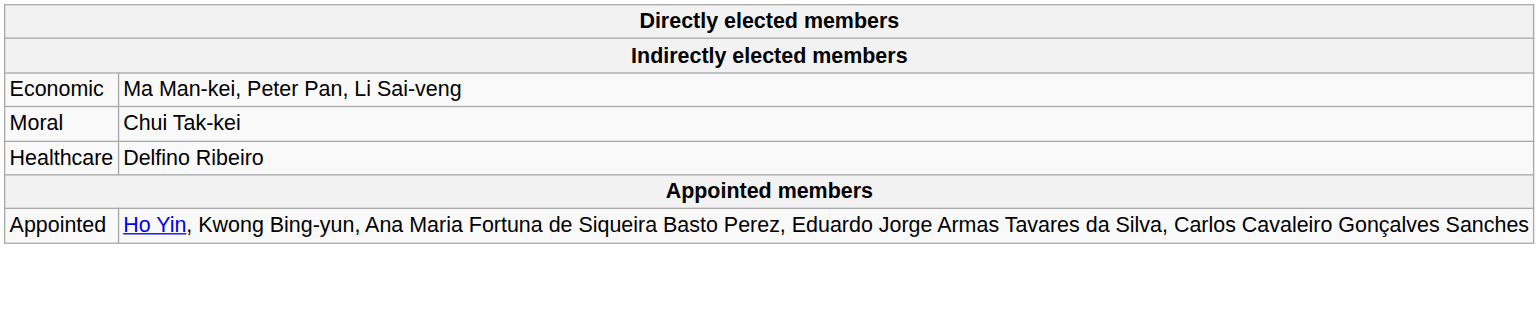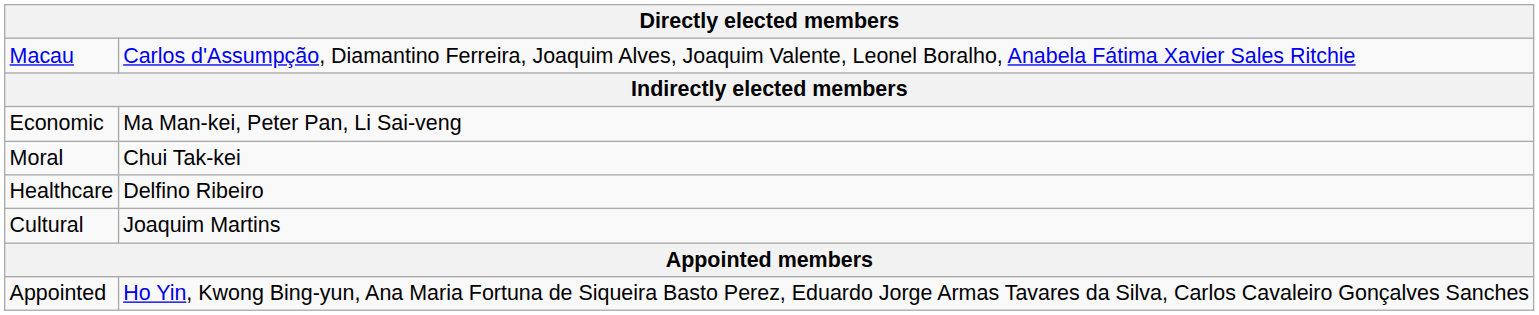+ row: (42, 55)
+ row: (47, 225)
